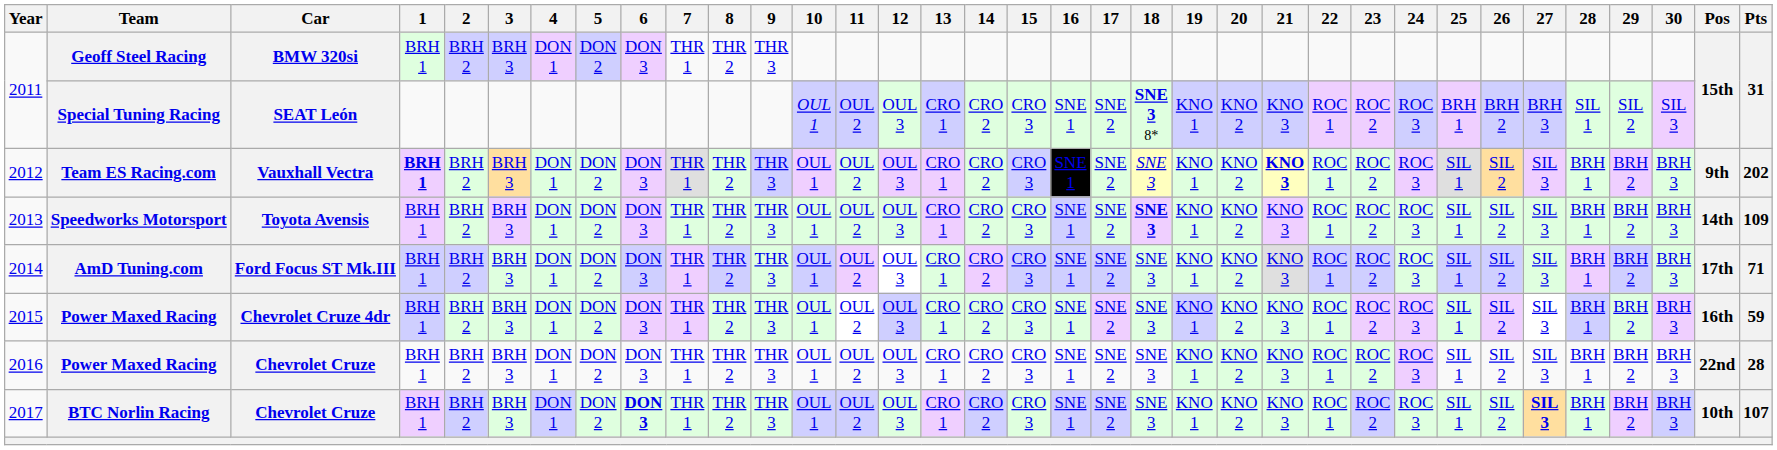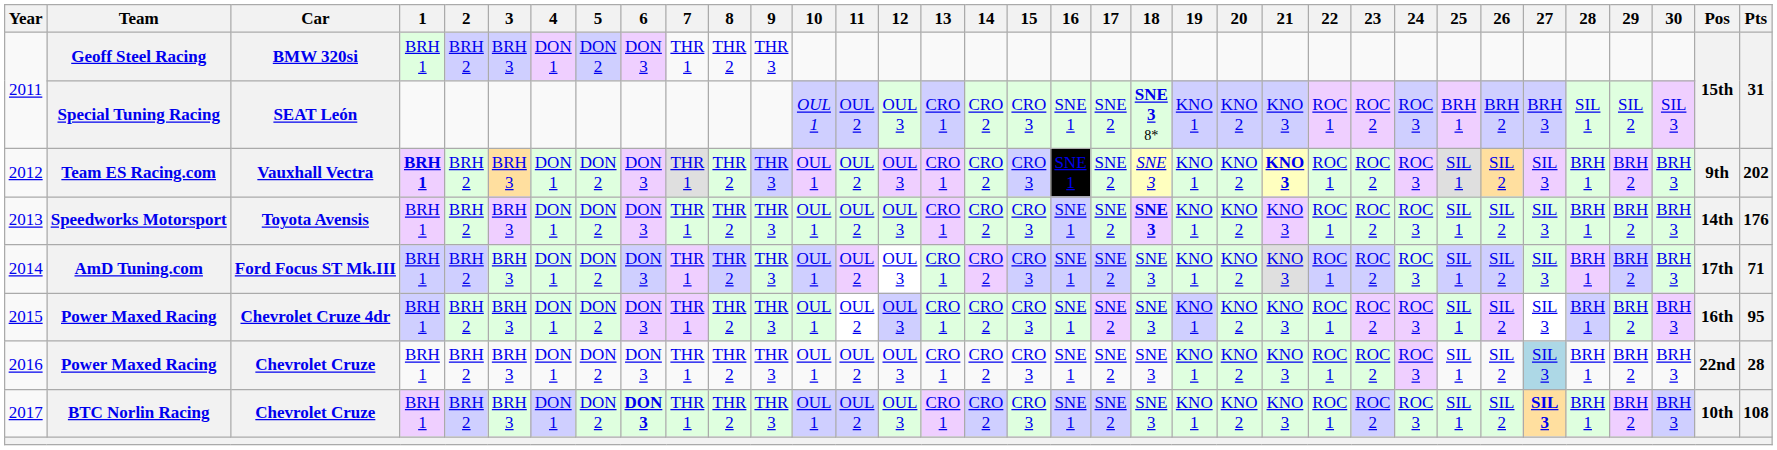(1756, 220) 109 -> (1756, 220) 176
(1756, 316) 59 -> (1756, 316) 95
(1545, 364) no background -> (1545, 364) lightblue background
(1756, 412) 107 -> (1756, 412) 108
